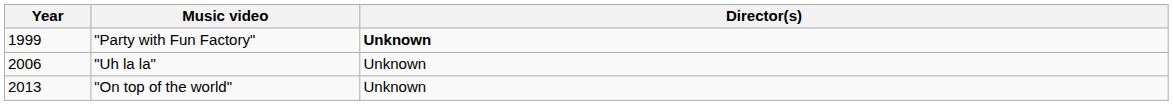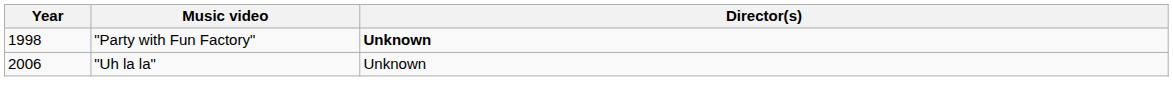(25, 40) 1999 -> (25, 40) 1998
- row: (163, 87)
